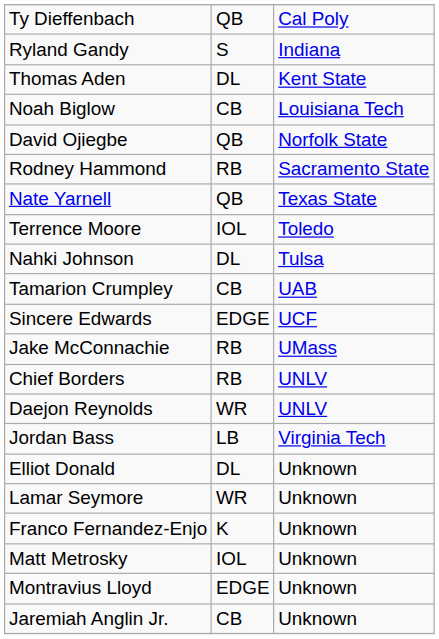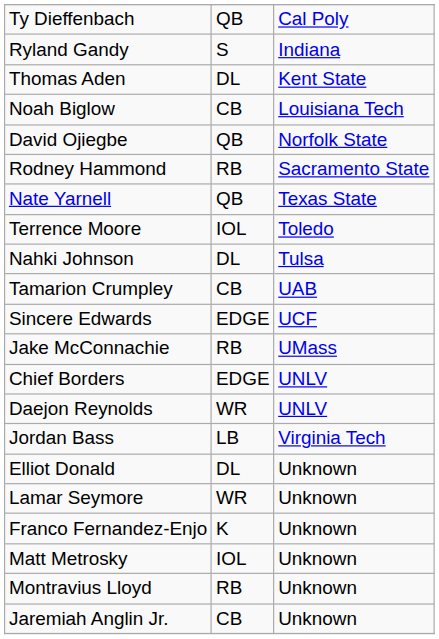(229, 378) RB -> (243, 378) EDGE
(243, 588) EDGE -> (229, 588) RB
